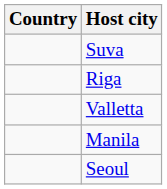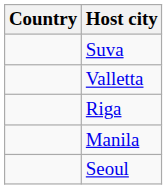rows swapped: (104, 79) <-> (115, 109)
